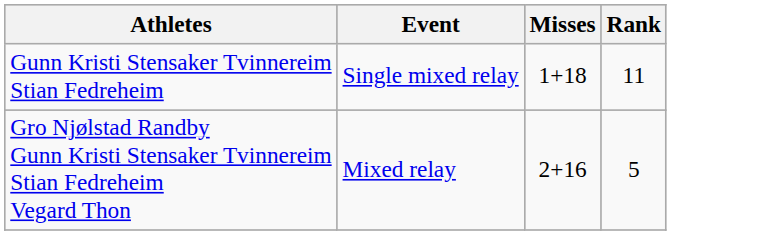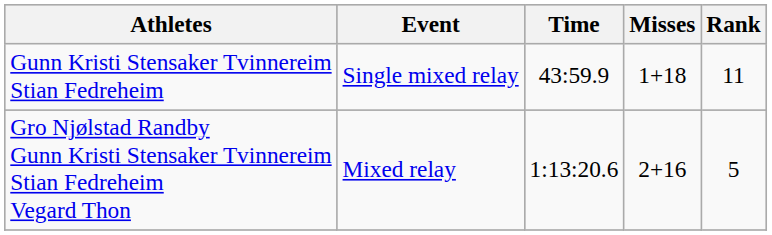+ column: (574, 24)
